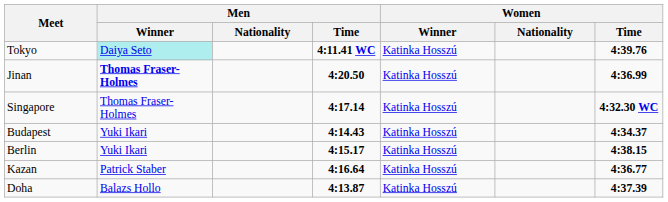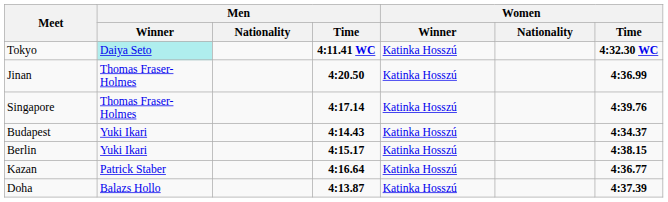(629, 50) 4:39.76 -> (629, 50) 4:32.30 WC
(140, 75) bold -> (137, 75) normal
(629, 107) 4:32.30 WC -> (629, 107) 4:39.76
